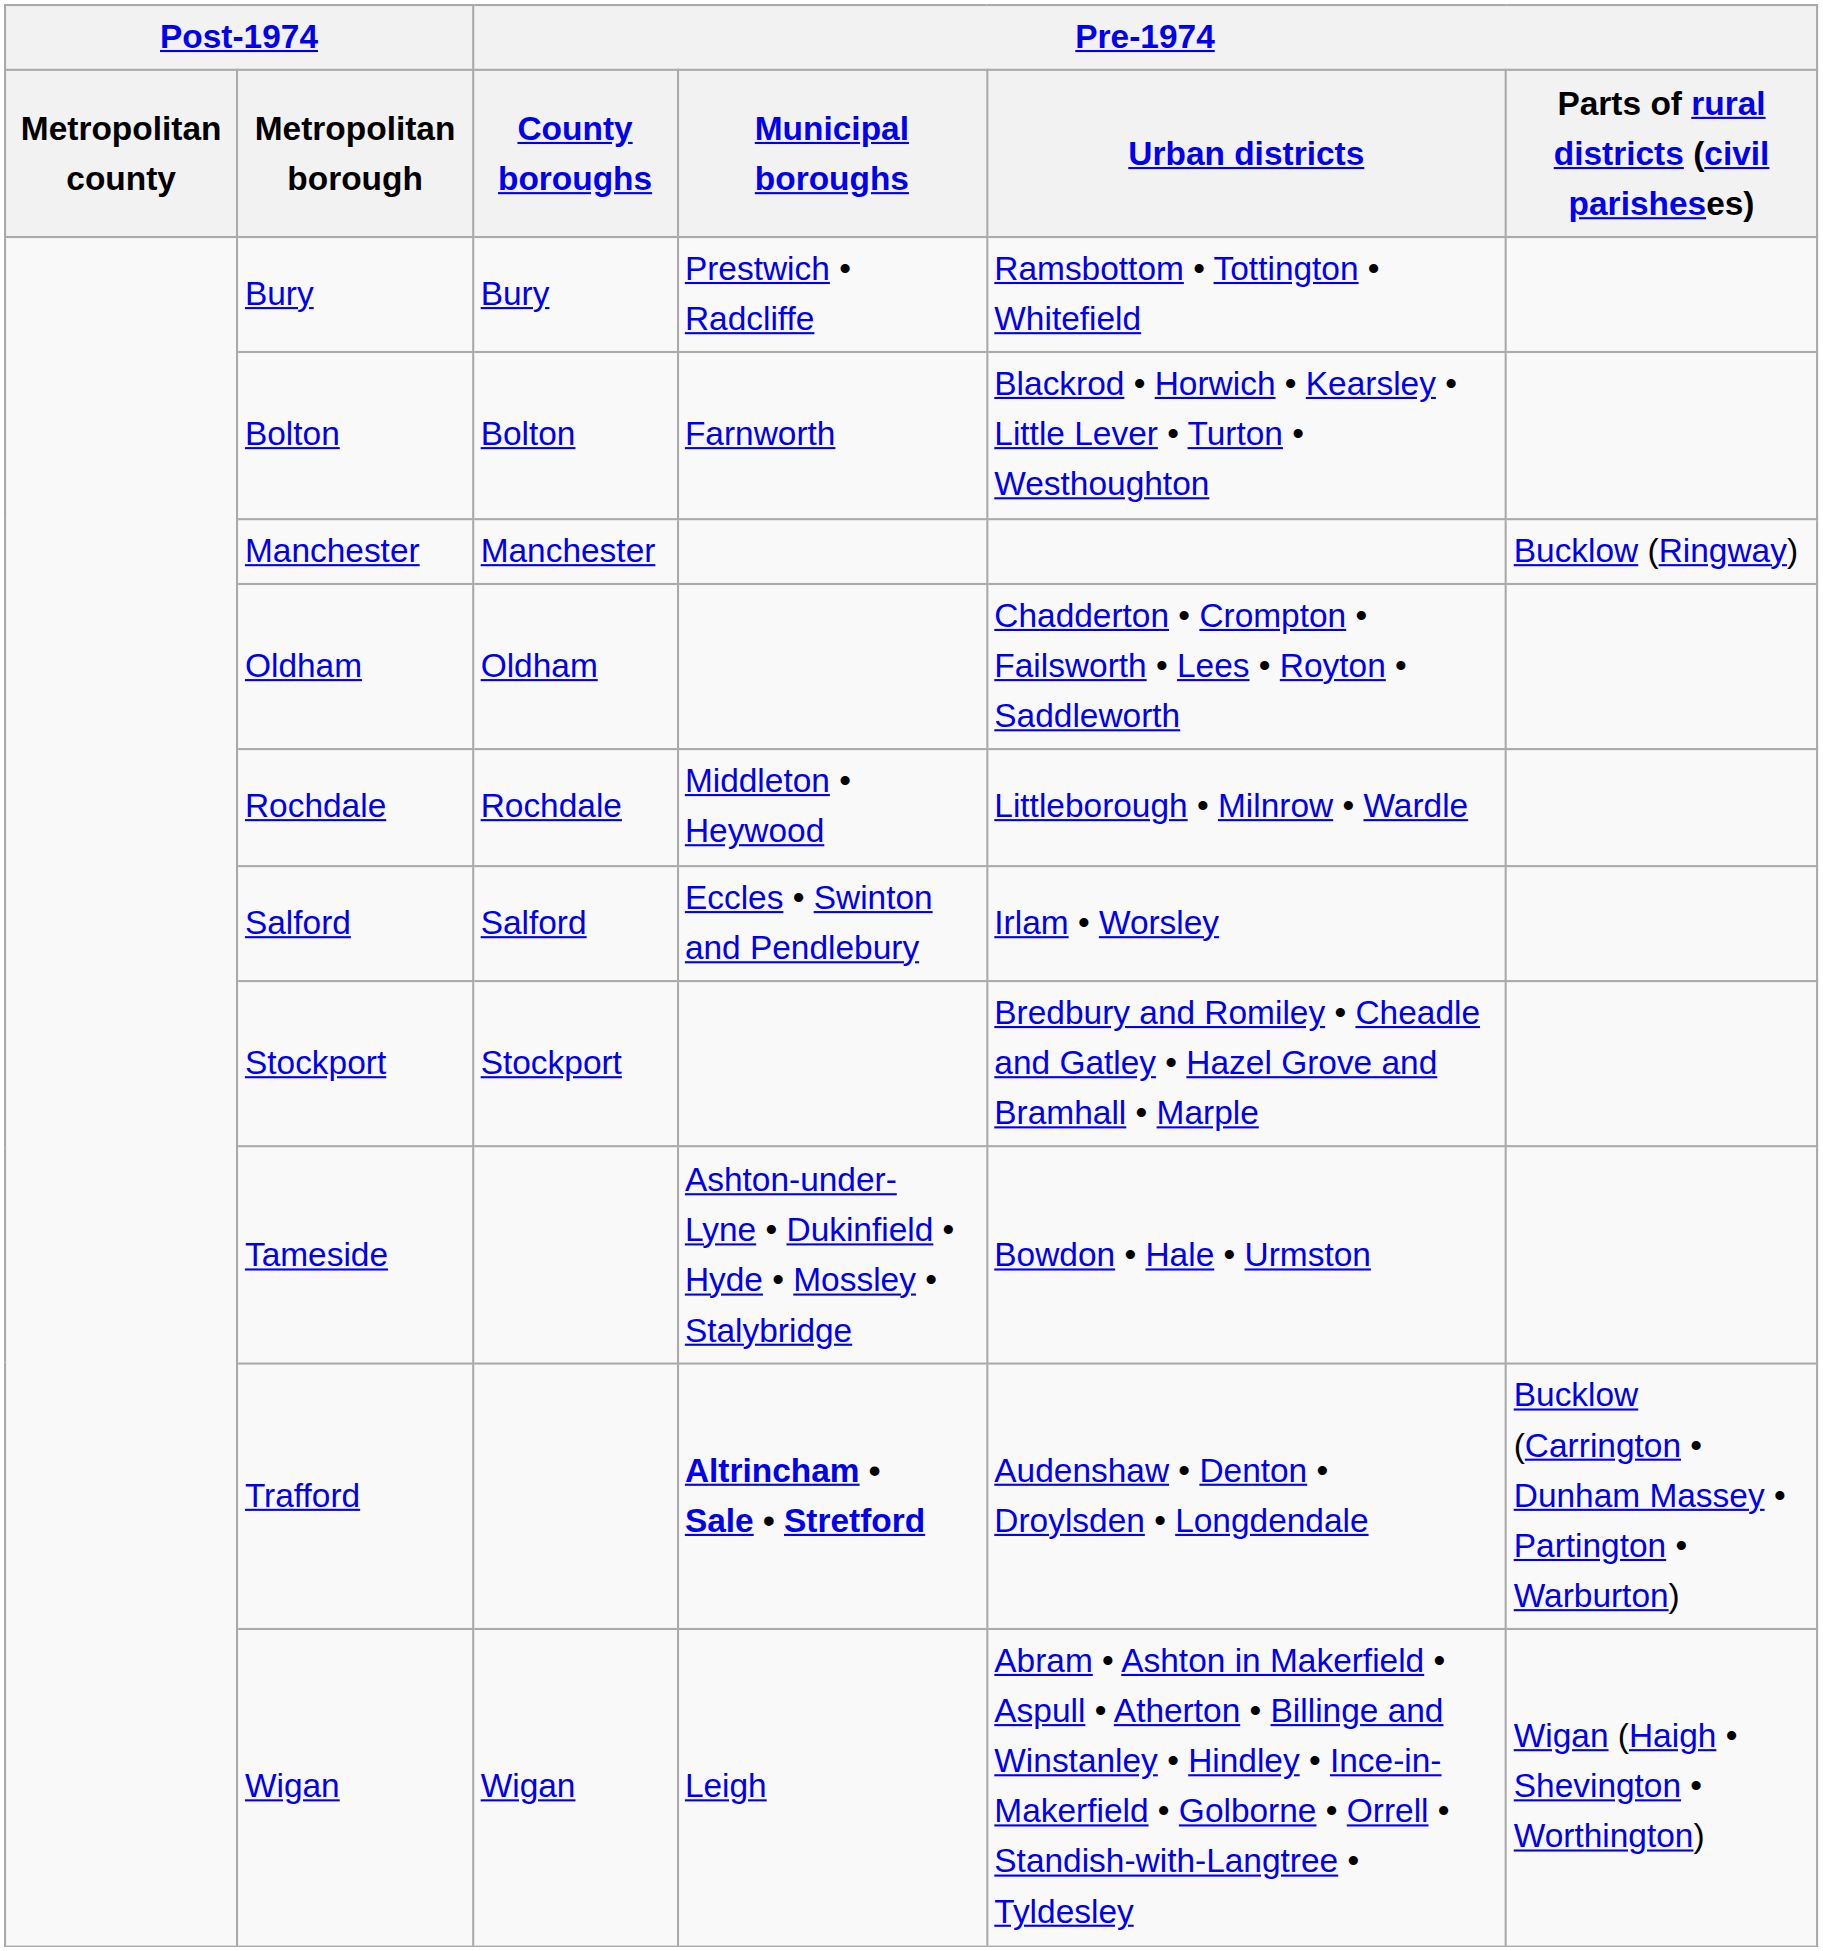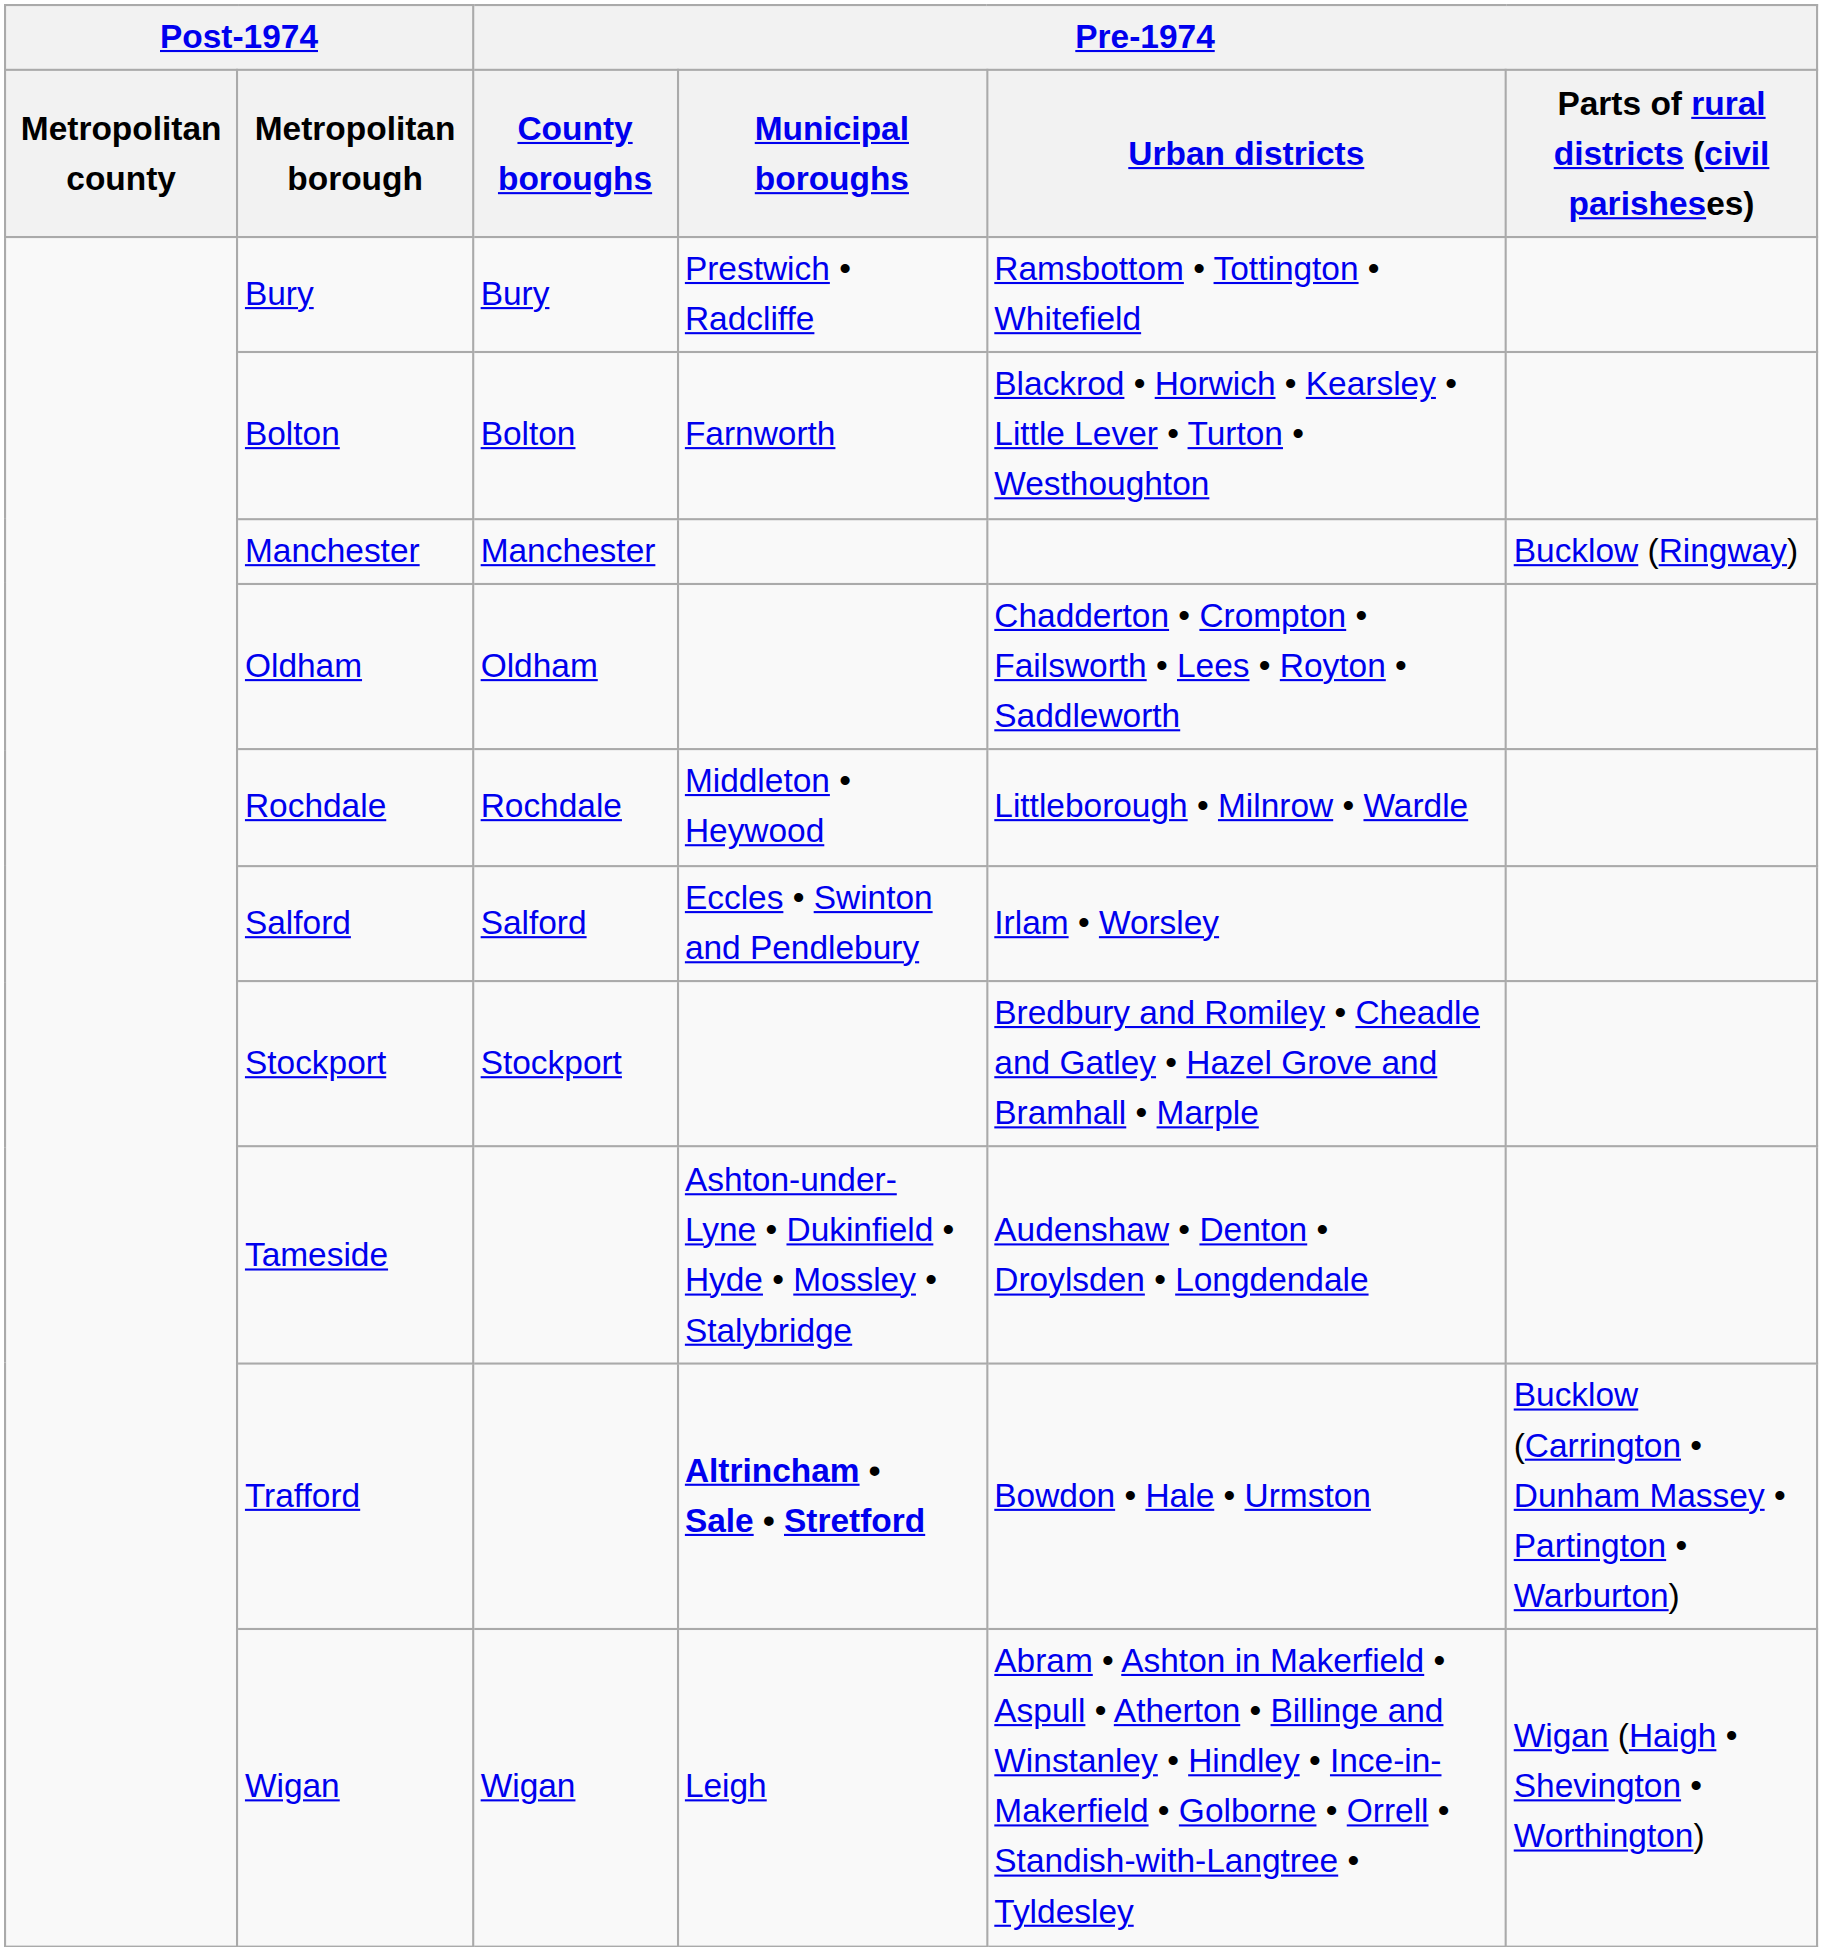(1183, 1254) Bowdon • Hale • Urmston -> (1181, 1254) Audenshaw • Denton • Droylsden • Longdendale
(1181, 1495) Audenshaw • Denton • Droylsden • Longdendale -> (1183, 1495) Bowdon • Hale • Urmston
